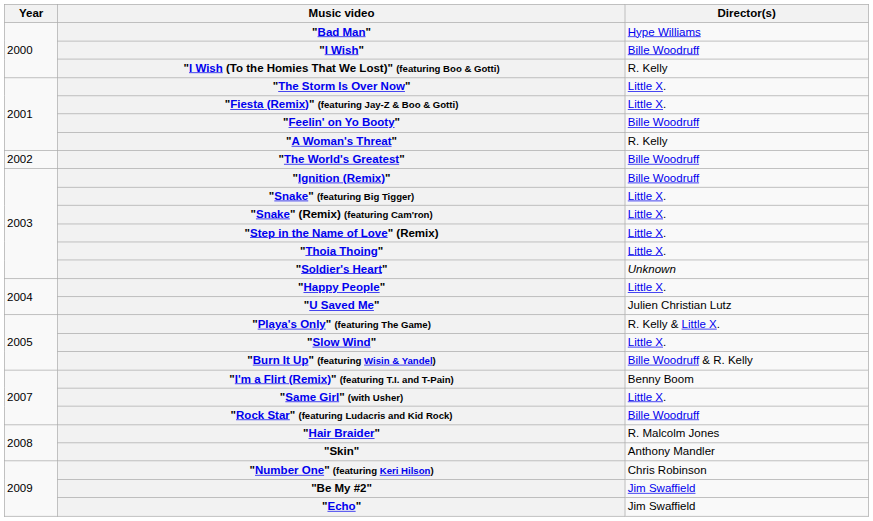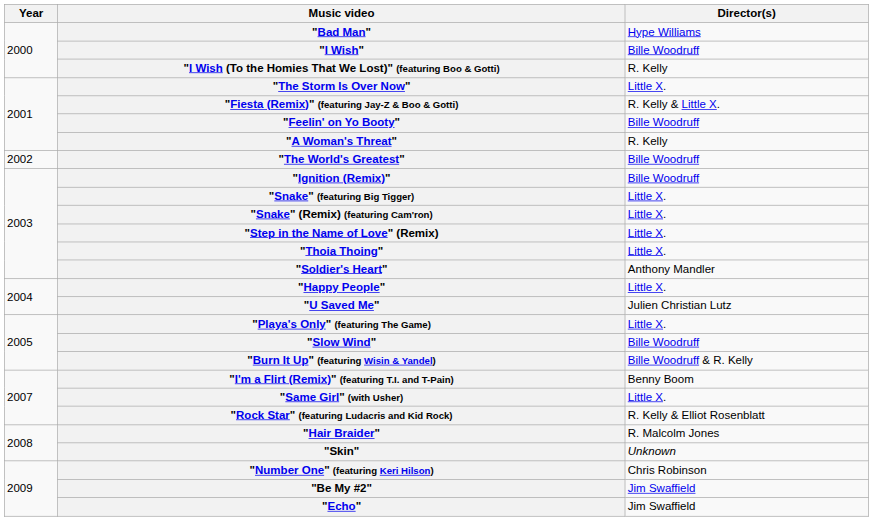(647, 104) Little X. -> (674, 104) R. Kelly & Little X.
(652, 269) Unknown -> (671, 269) Anthony Mandler
(674, 324) R. Kelly & Little X. -> (647, 324) Little X.
(647, 342) Little X. -> (663, 342) Bille Woodruff
(663, 415) Bille Woodruff -> (696, 415) R. Kelly & Elliot Rosenblatt
(671, 452) Anthony Mandler -> (652, 452) Unknown
